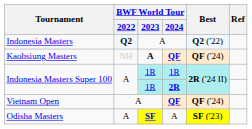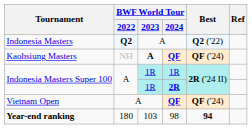(126, 57) normal -> (126, 57) bold
- row: (35, 117)
+ row: (40, 117)
